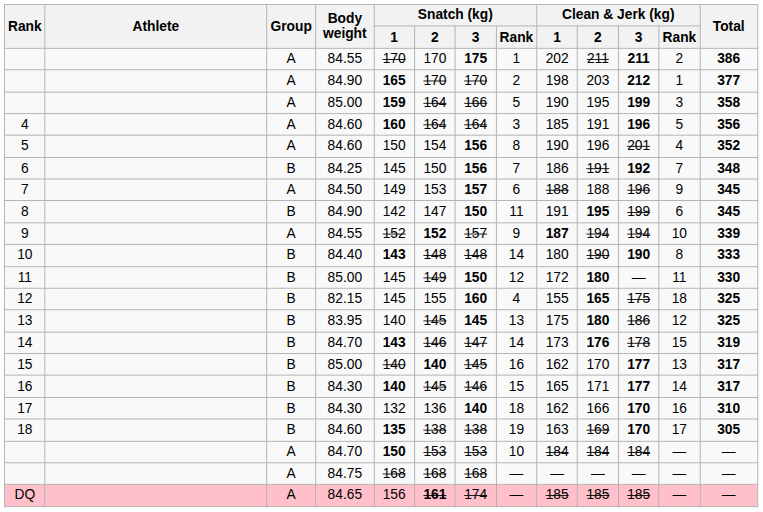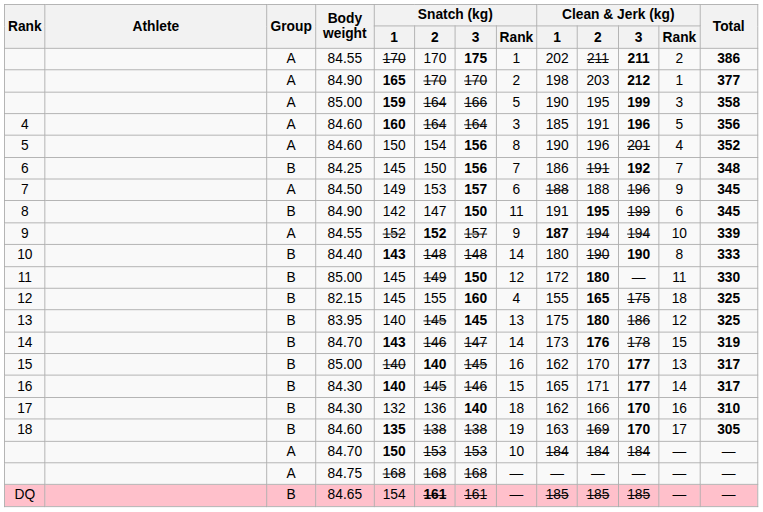(291, 495) A -> (291, 495) B
(394, 495) 156 -> (394, 495) 154
(476, 495) 174 -> (476, 495) 161
